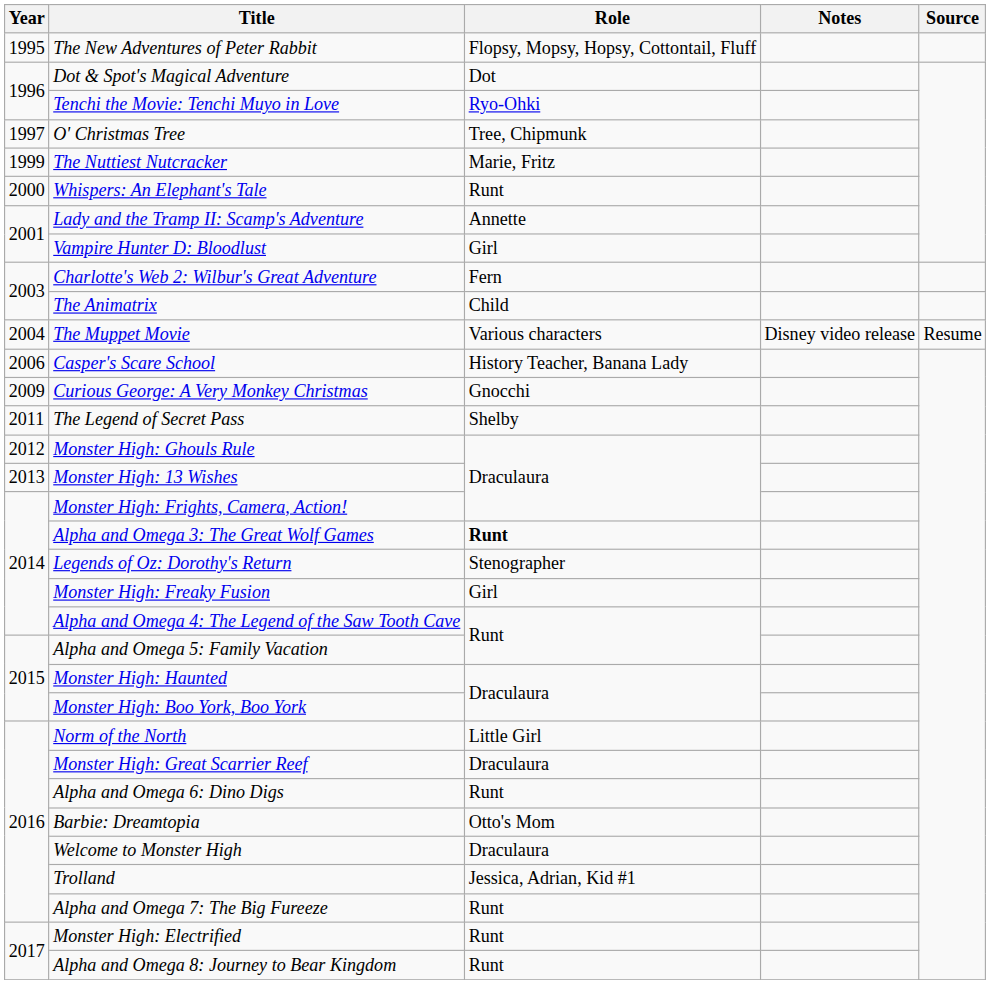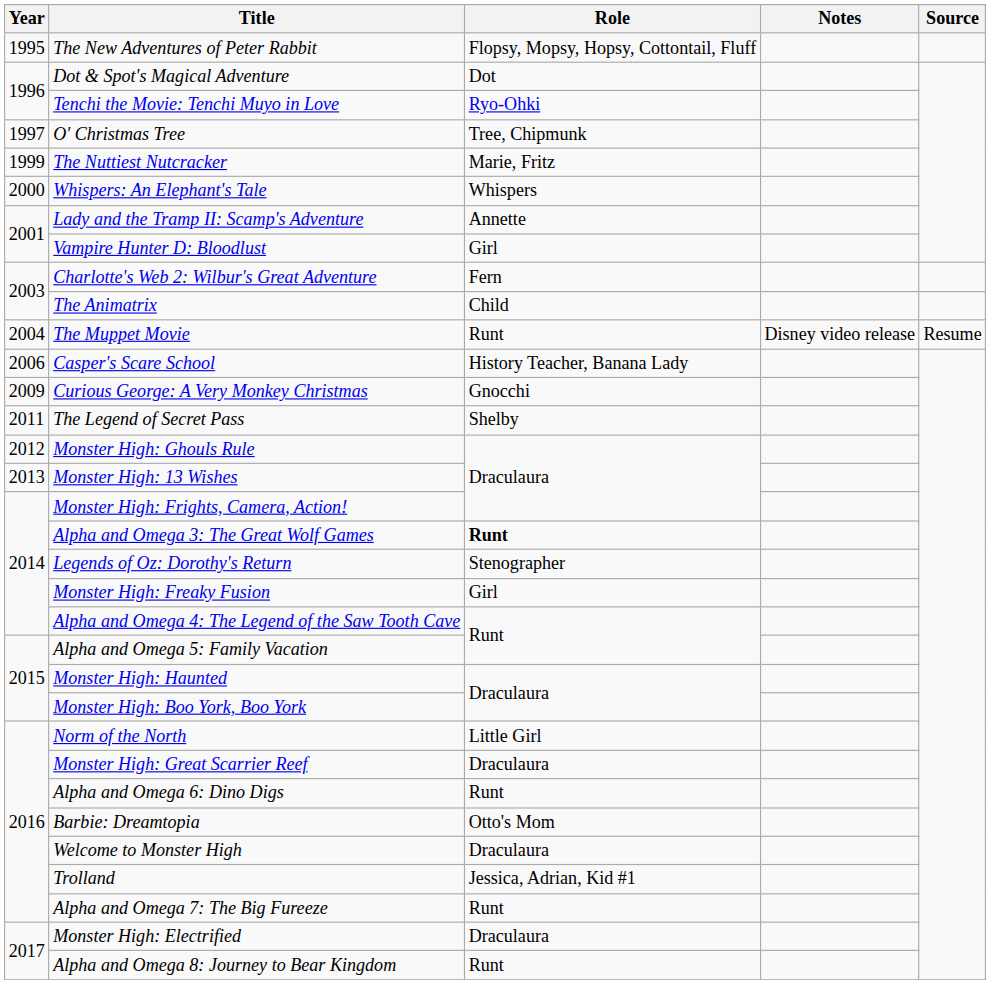(486, 190) Runt -> (503, 190) Whispers
(535, 334) Various characters -> (486, 334) Runt
(486, 936) Runt -> (509, 936) Draculaura
